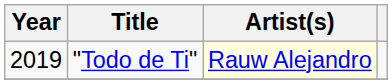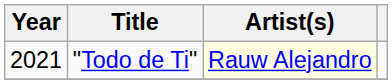(36, 60) 2019 -> (36, 60) 2021
